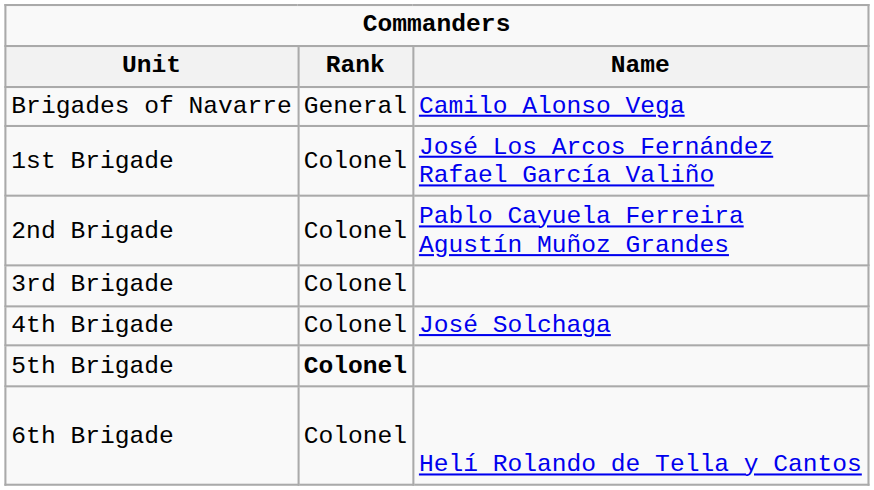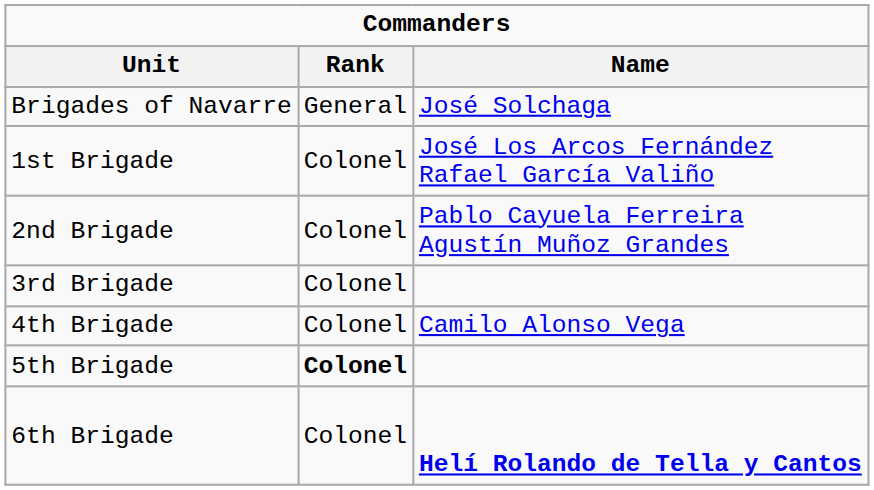(552, 106) Camilo Alonso Vega -> (515, 106) José Solchaga
(515, 326) José Solchaga -> (552, 326) Camilo Alonso Vega
(640, 465) normal -> (640, 465) bold
